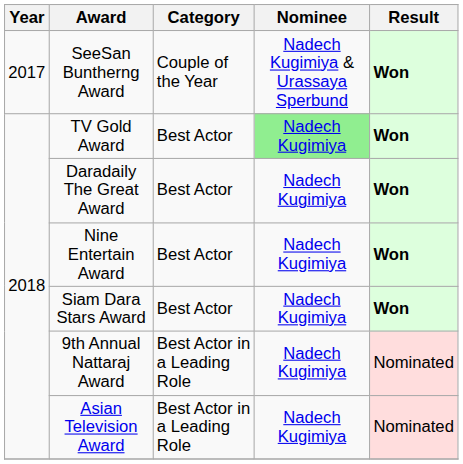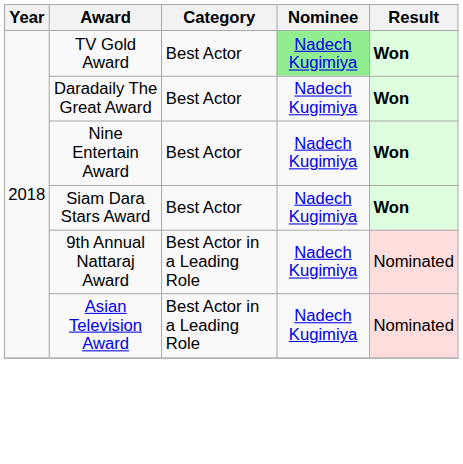- row: (101, 72)
